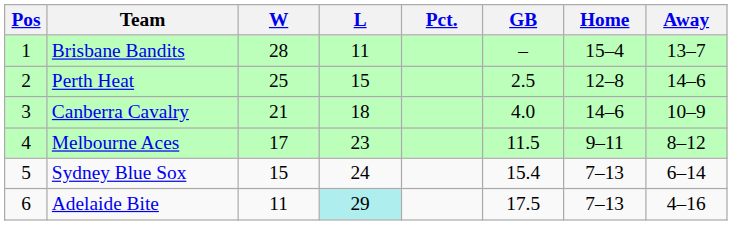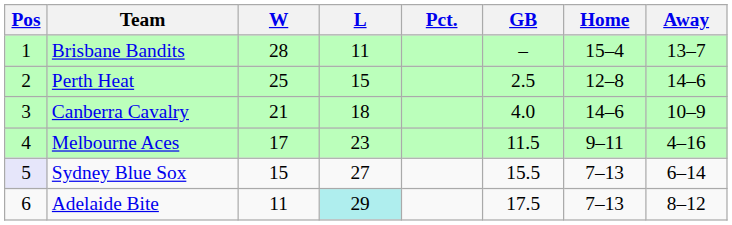(686, 142) 8–12 -> (686, 142) 4–16
(26, 173) no background -> (26, 173) lavender background
(360, 173) 24 -> (360, 173) 27
(523, 173) 15.4 -> (523, 173) 15.5
(686, 204) 4–16 -> (686, 204) 8–12
